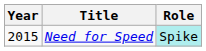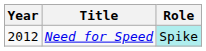(23, 36) 2015 -> (23, 36) 2012
